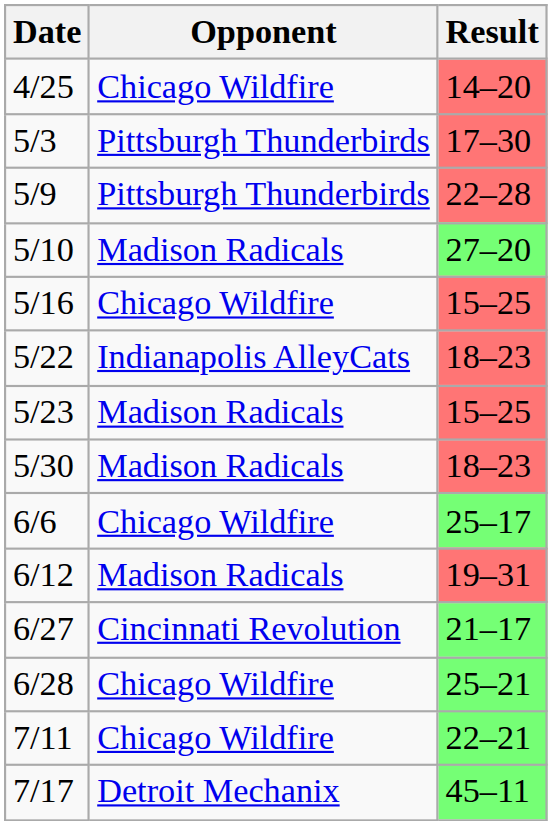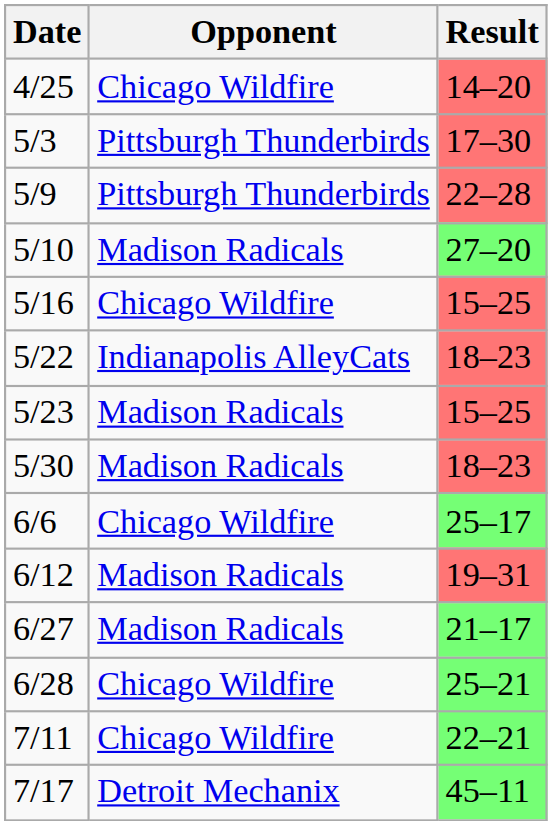(249, 628) Cincinnati Revolution -> (220, 628) Madison Radicals
